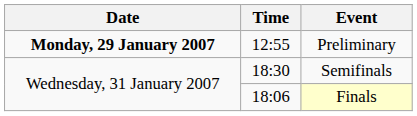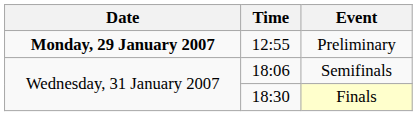(271, 70) 18:30 -> (271, 70) 18:06
(271, 96) 18:06 -> (271, 96) 18:30
